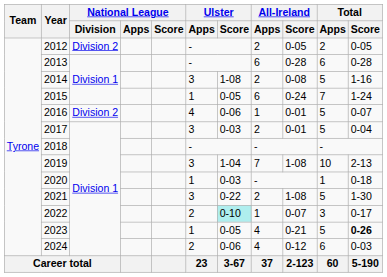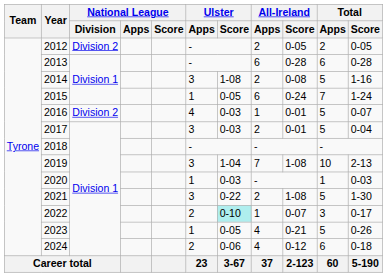(230, 113) 0-06 -> (230, 113) 0-03
(361, 180) 0-18 -> (361, 180) 0-03
(361, 230) bold -> (361, 230) normal
(361, 247) 0-03 -> (361, 247) 0-18
